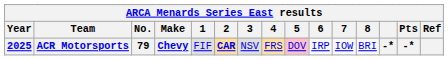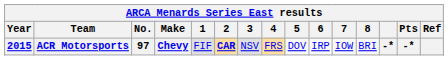(19, 46) 2025 -> (19, 46) 2015
(143, 46) 79 -> (143, 46) 97
(297, 46) pink background -> (297, 46) no background
